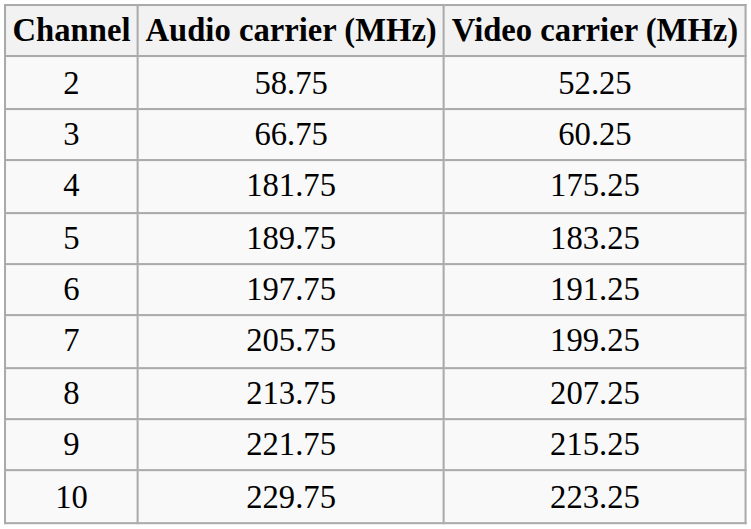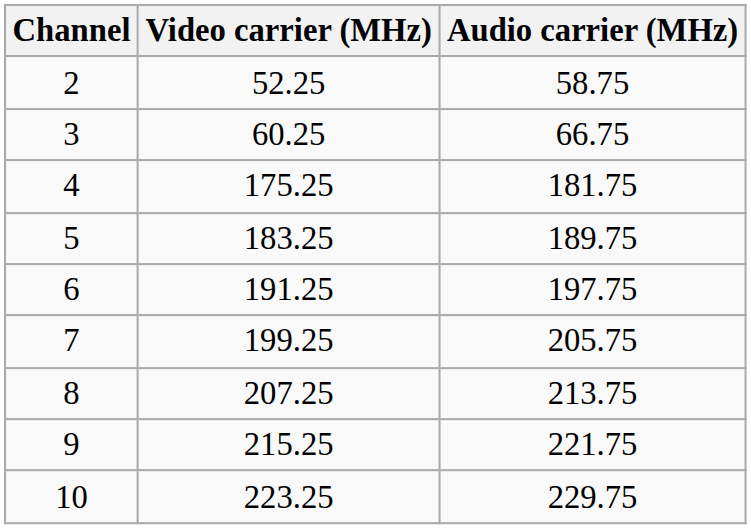columns swapped: (595, 30) <-> (291, 30)
